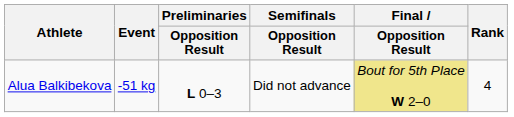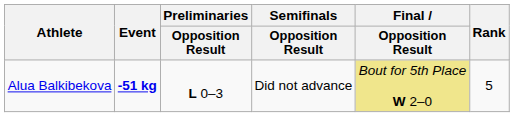(137, 86) normal -> (137, 86) bold
(488, 86) 4 -> (489, 86) 5
